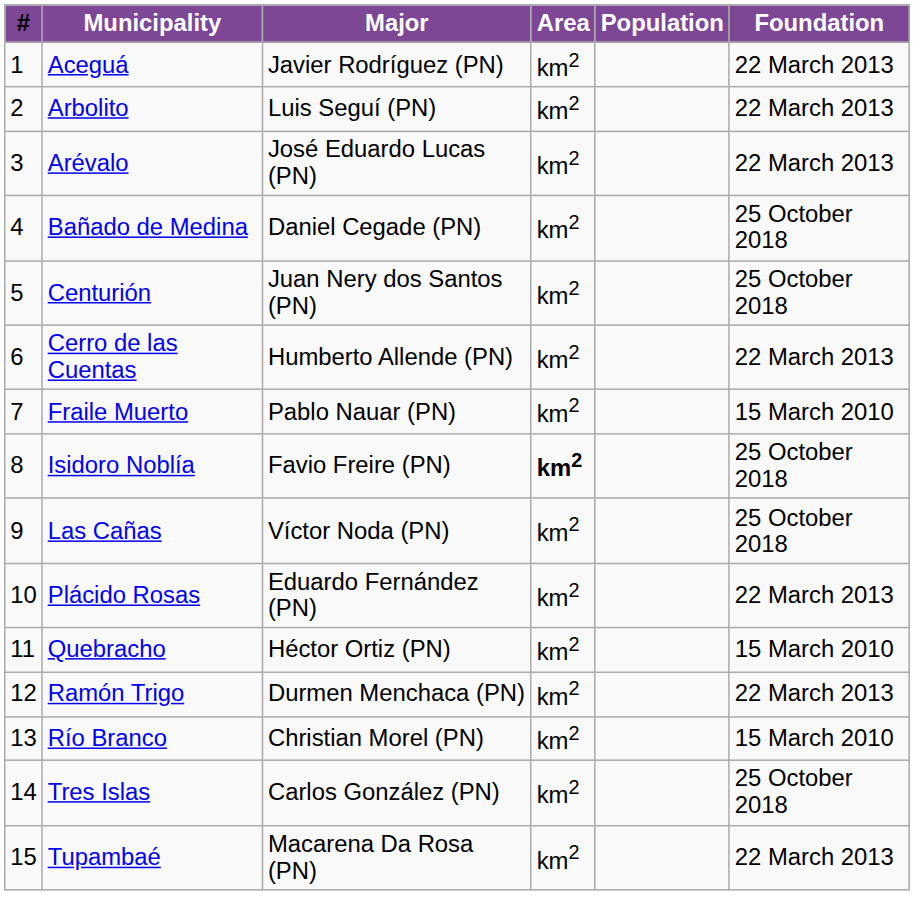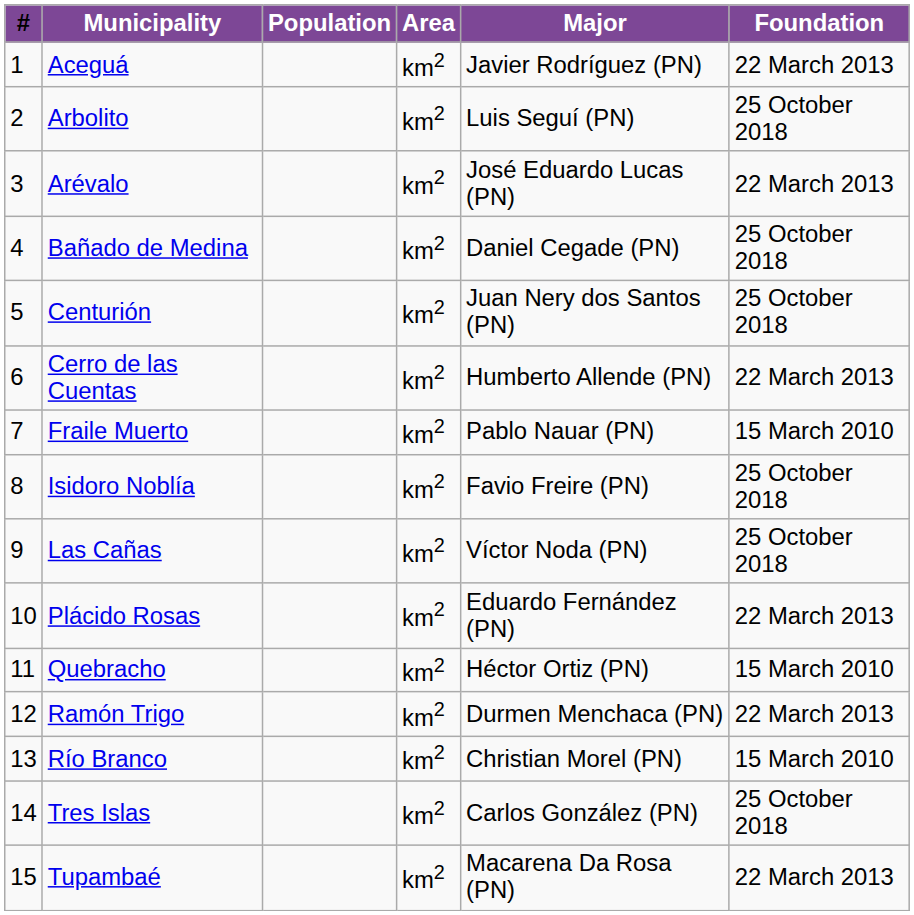columns swapped: (662, 23) <-> (397, 23)
(814, 108) 22 March 2013 -> (794, 118) 25 October 2018
(559, 465) bold -> (423, 486) normal
